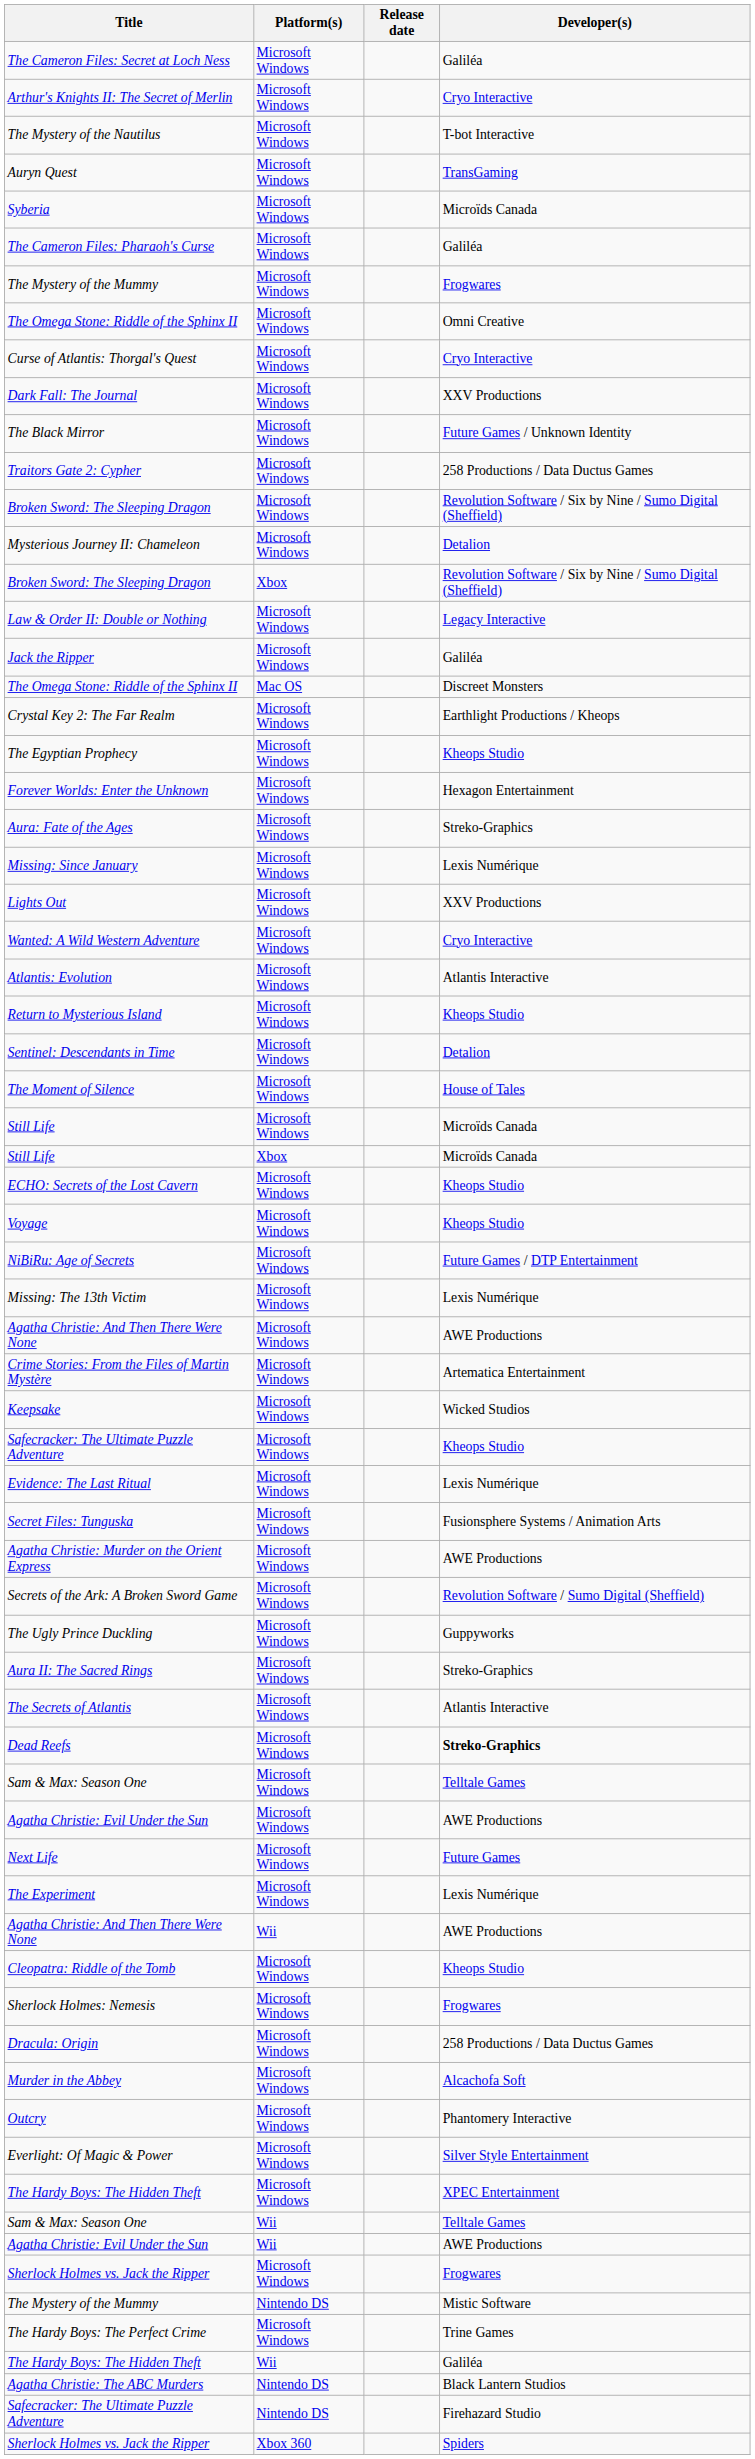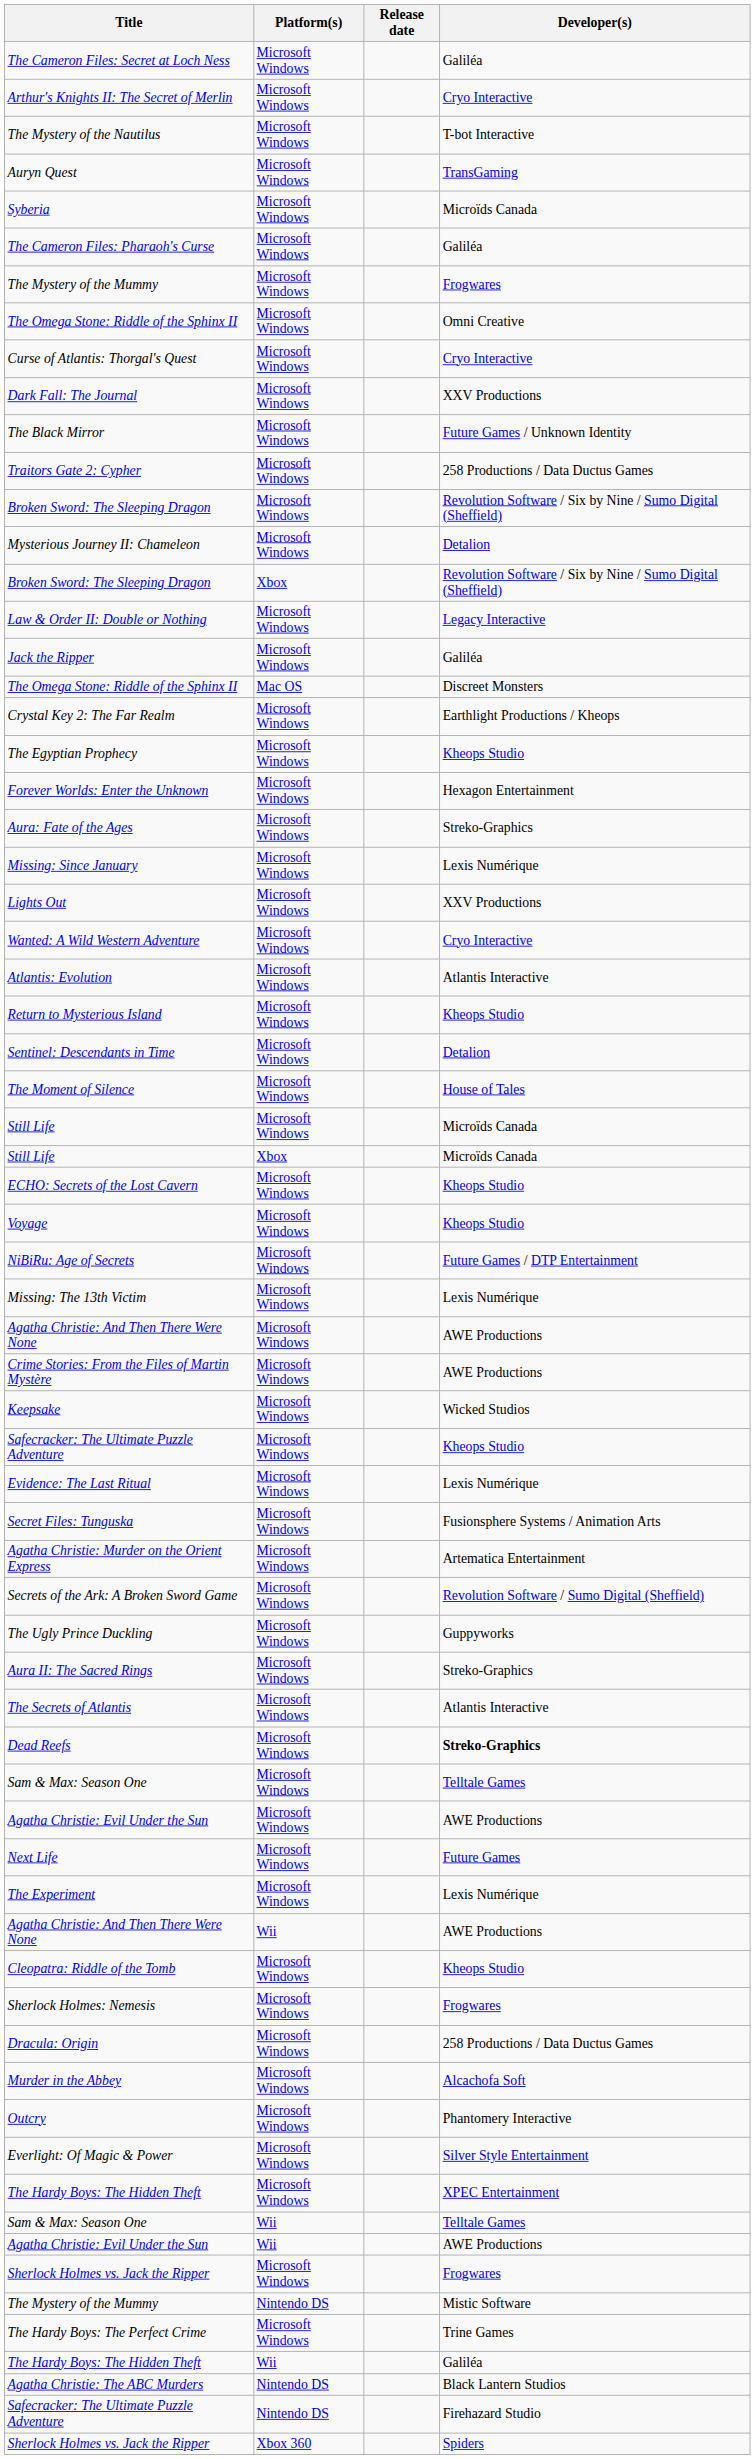(514, 1372) Artematica Entertainment -> (492, 1372) AWE Productions
(492, 1558) AWE Productions -> (514, 1558) Artematica Entertainment
